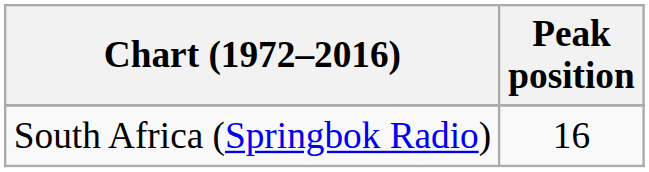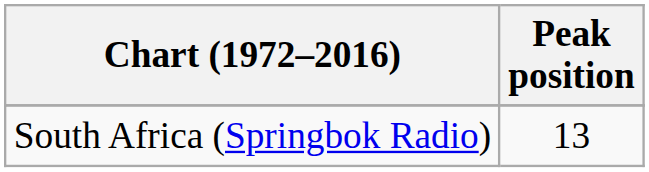(572, 135) 16 -> (572, 135) 13
